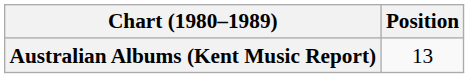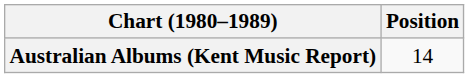(423, 55) 13 -> (423, 55) 14
